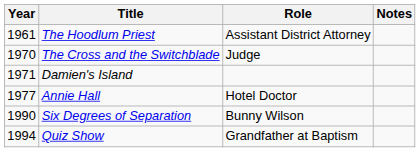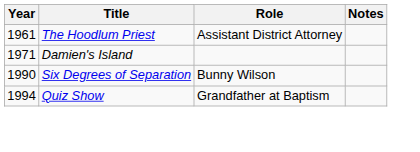- row: (131, 55)
- row: (71, 95)
